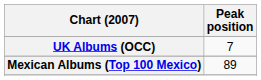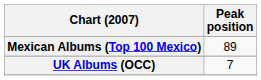rows swapped: (104, 65) <-> (104, 46)
